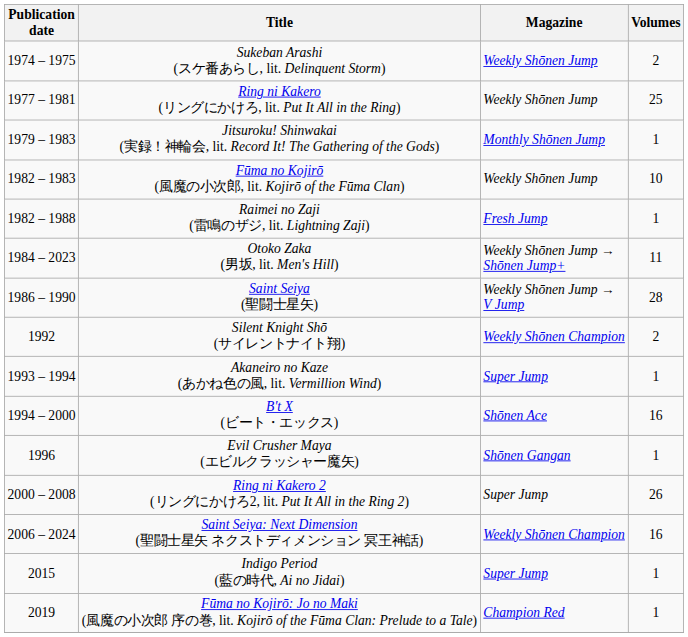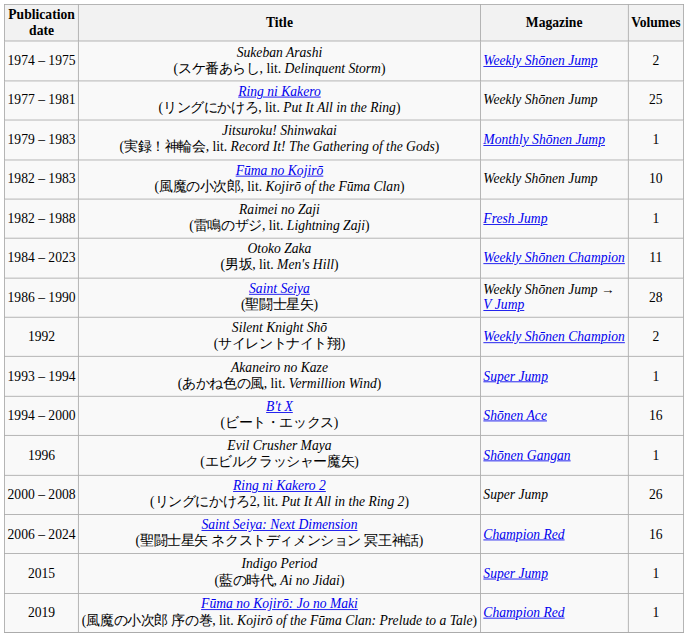(549, 258) Weekly Shōnen Jump → Shōnen Jump+ -> (554, 258) Weekly Shōnen Champion
(554, 534) Weekly Shōnen Champion -> (524, 534) Champion Red
